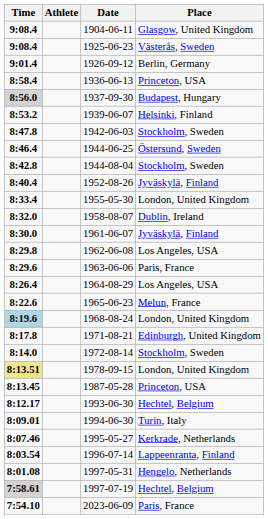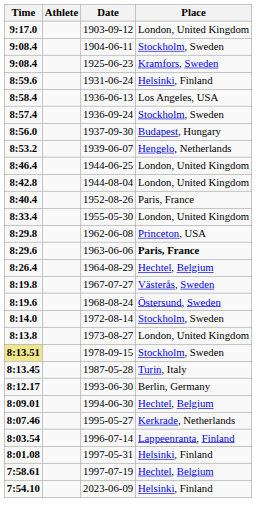+ row: (108, 30)
(196, 30) Glasgow, United Kingdom -> (181, 47) Stockholm, Sweden
(176, 47) Västerås, Sweden -> (178, 64) Kramfors, Sweden
- row: (108, 64)
+ row: (108, 81)
(172, 81) Princeton, USA -> (178, 98) Los Angeles, USA
+ row: (108, 115)
(23, 98) lightgrey background -> (23, 132) no background
(175, 115) Helsinki, Finland -> (185, 149) Hengelo, Netherlands
- row: (108, 132)
(179, 149) Östersund, Sweden -> (194, 166) London, United Kingdom
(181, 166) Stockholm, Sweden -> (194, 183) London, United Kingdom
(178, 183) Jyväskylä, Finland -> (166, 200) Paris, France
- row: (108, 217)
- row: (108, 234)
(178, 251) Los Angeles, USA -> (172, 234) Princeton, USA
(166, 268) normal -> (169, 251) bold
(178, 285) Los Angeles, USA -> (176, 268) Hechtel, Belgium
- row: (108, 302)
+ row: (108, 285)
(23, 319) lightblue background -> (23, 302) no background
(194, 319) London, United Kingdom -> (179, 302) Östersund, Sweden
- row: (108, 336)
+ row: (108, 336)
(194, 370) London, United Kingdom -> (181, 353) Stockholm, Sweden
(172, 387) Princeton, USA -> (162, 370) Turin, Italy
(176, 404) Hechtel, Belgium -> (174, 387) Berlin, Germany
(162, 421) Turin, Italy -> (176, 404) Hechtel, Belgium
(185, 472) Hengelo, Netherlands -> (175, 455) Helsinki, Finland
(23, 489) lightgrey background -> (23, 472) no background
(166, 506) Paris, France -> (175, 489) Helsinki, Finland
